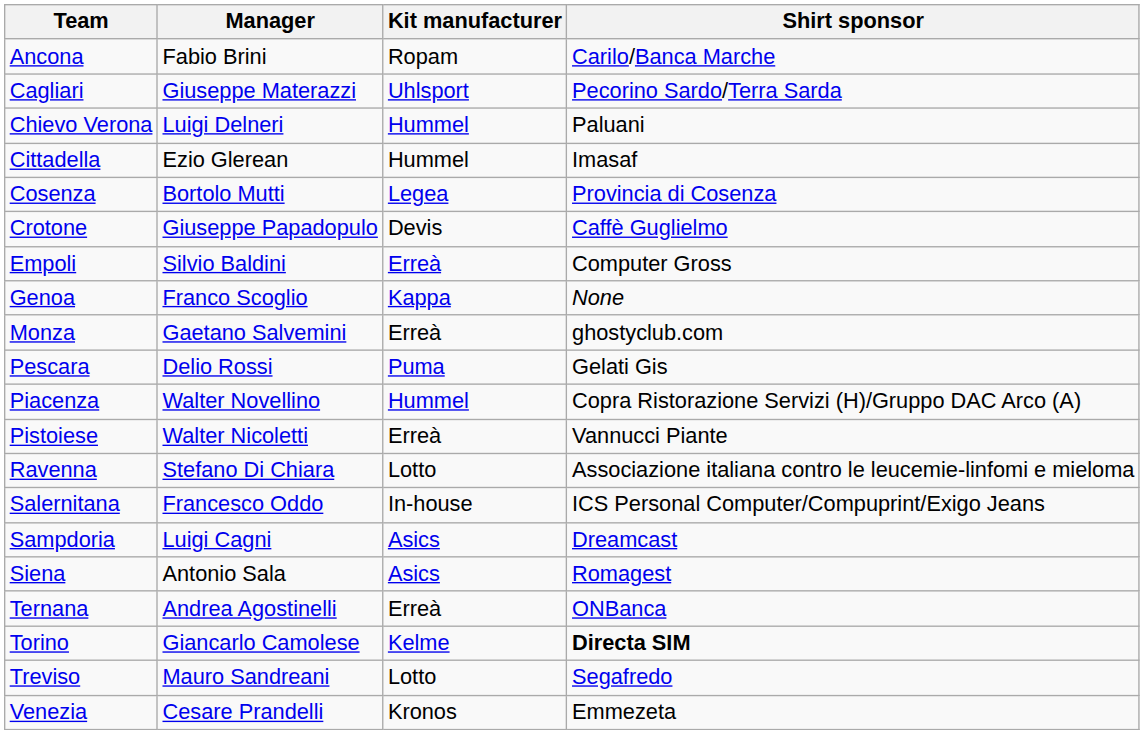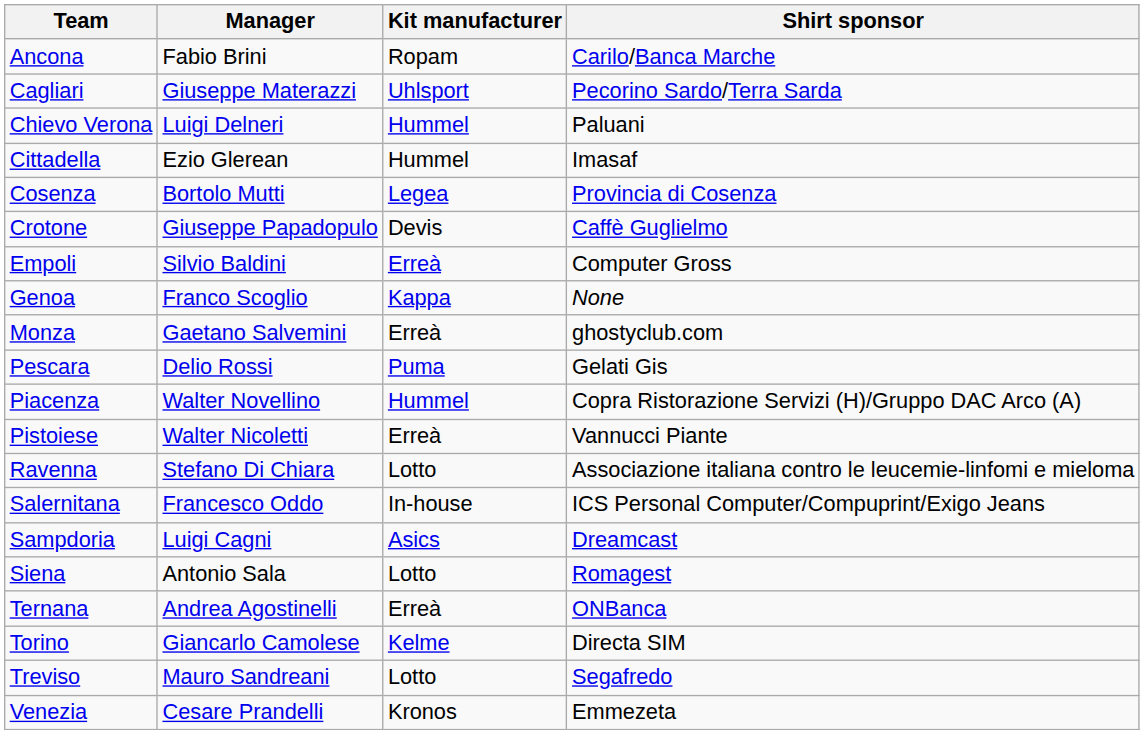(414, 573) Asics -> (412, 573) Lotto
(631, 642) bold -> (629, 642) normal
